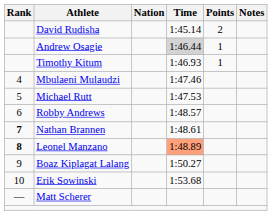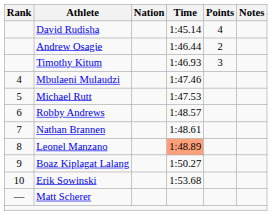(220, 29) 2 -> (220, 29) 4
(185, 46) lightgrey background -> (185, 46) no background
(220, 46) 1 -> (220, 46) 2
(220, 63) 1 -> (220, 63) 3
(19, 130) bold -> (19, 130) normal
(19, 146) bold -> (19, 146) normal
